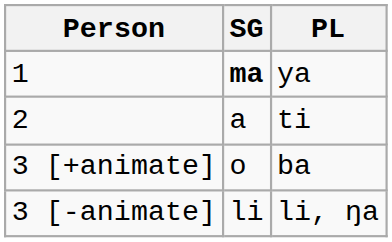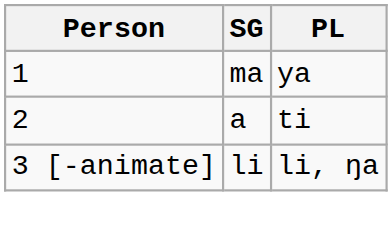(246, 74) bold -> (246, 74) normal
- row: (114, 167)
